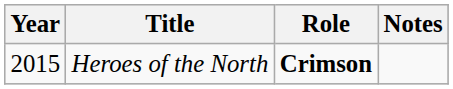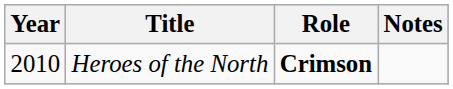(35, 63) 2015 -> (35, 63) 2010
